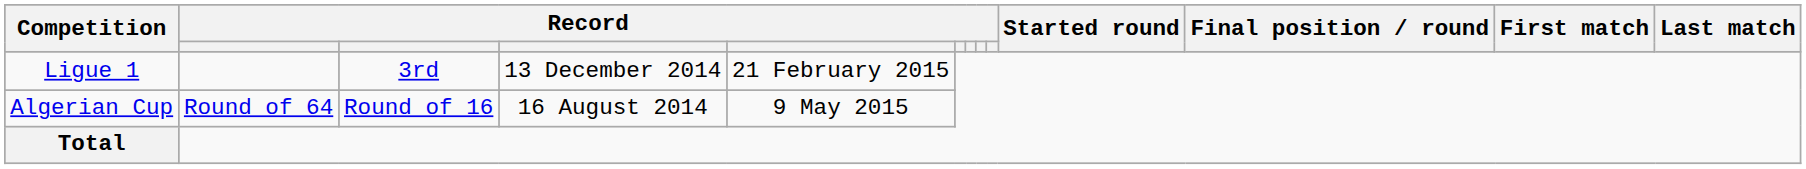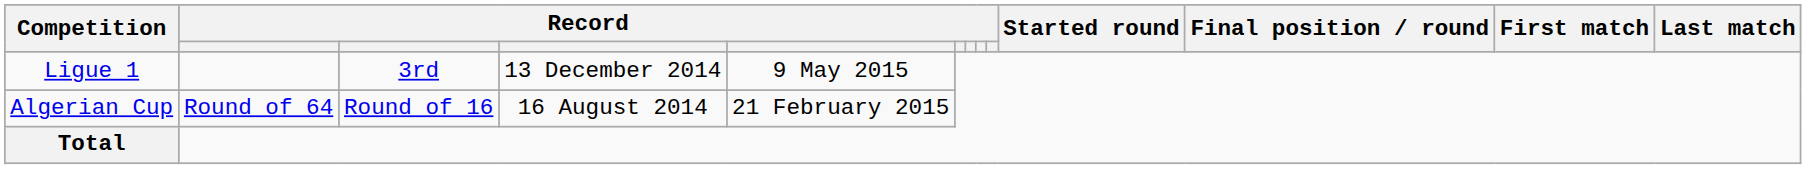(841, 71) 21 February 2015 -> (841, 71) 9 May 2015
(841, 108) 9 May 2015 -> (841, 108) 21 February 2015
